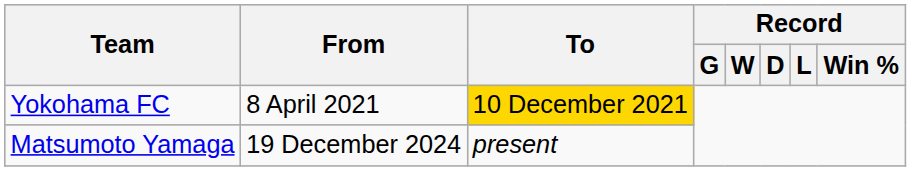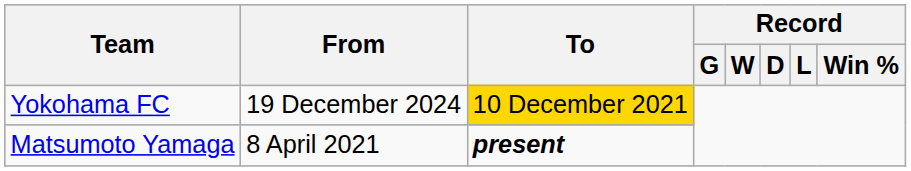(313, 104) 8 April 2021 -> (354, 104) 19 December 2024
(354, 144) 19 December 2024 -> (313, 144) 8 April 2021
(515, 144) normal -> (518, 144) bold
